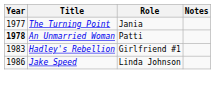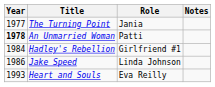(16, 50) 1983 -> (16, 50) 1984
+ row: (65, 75)
